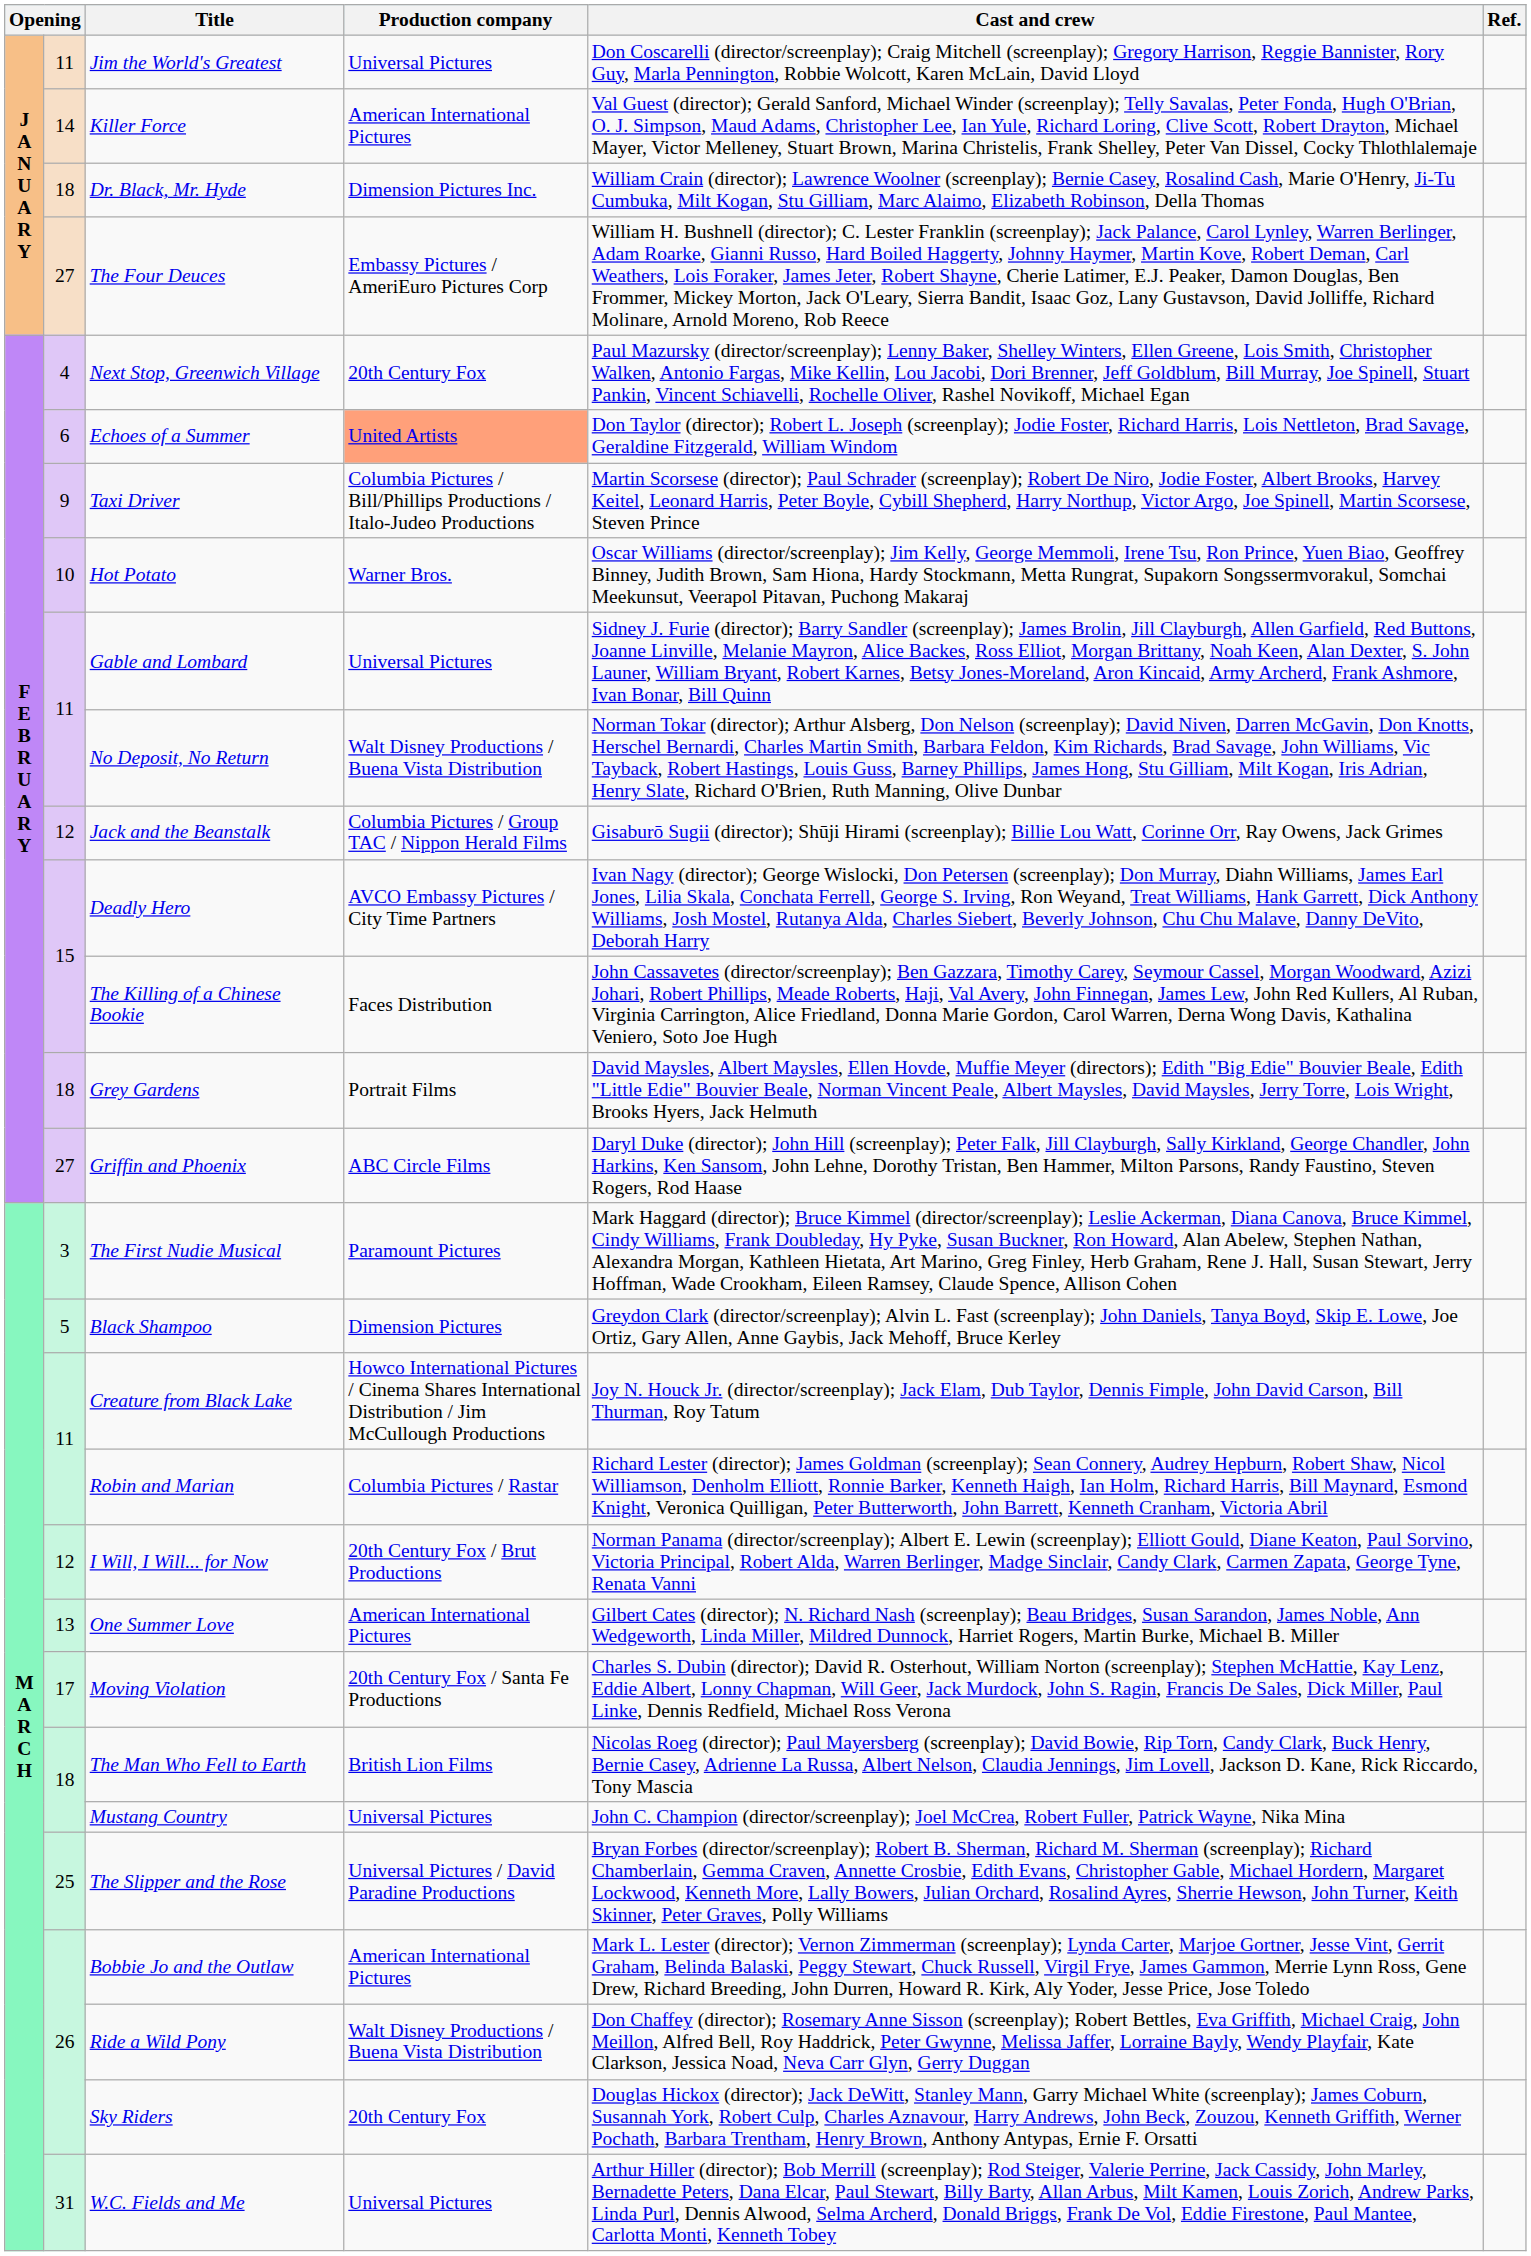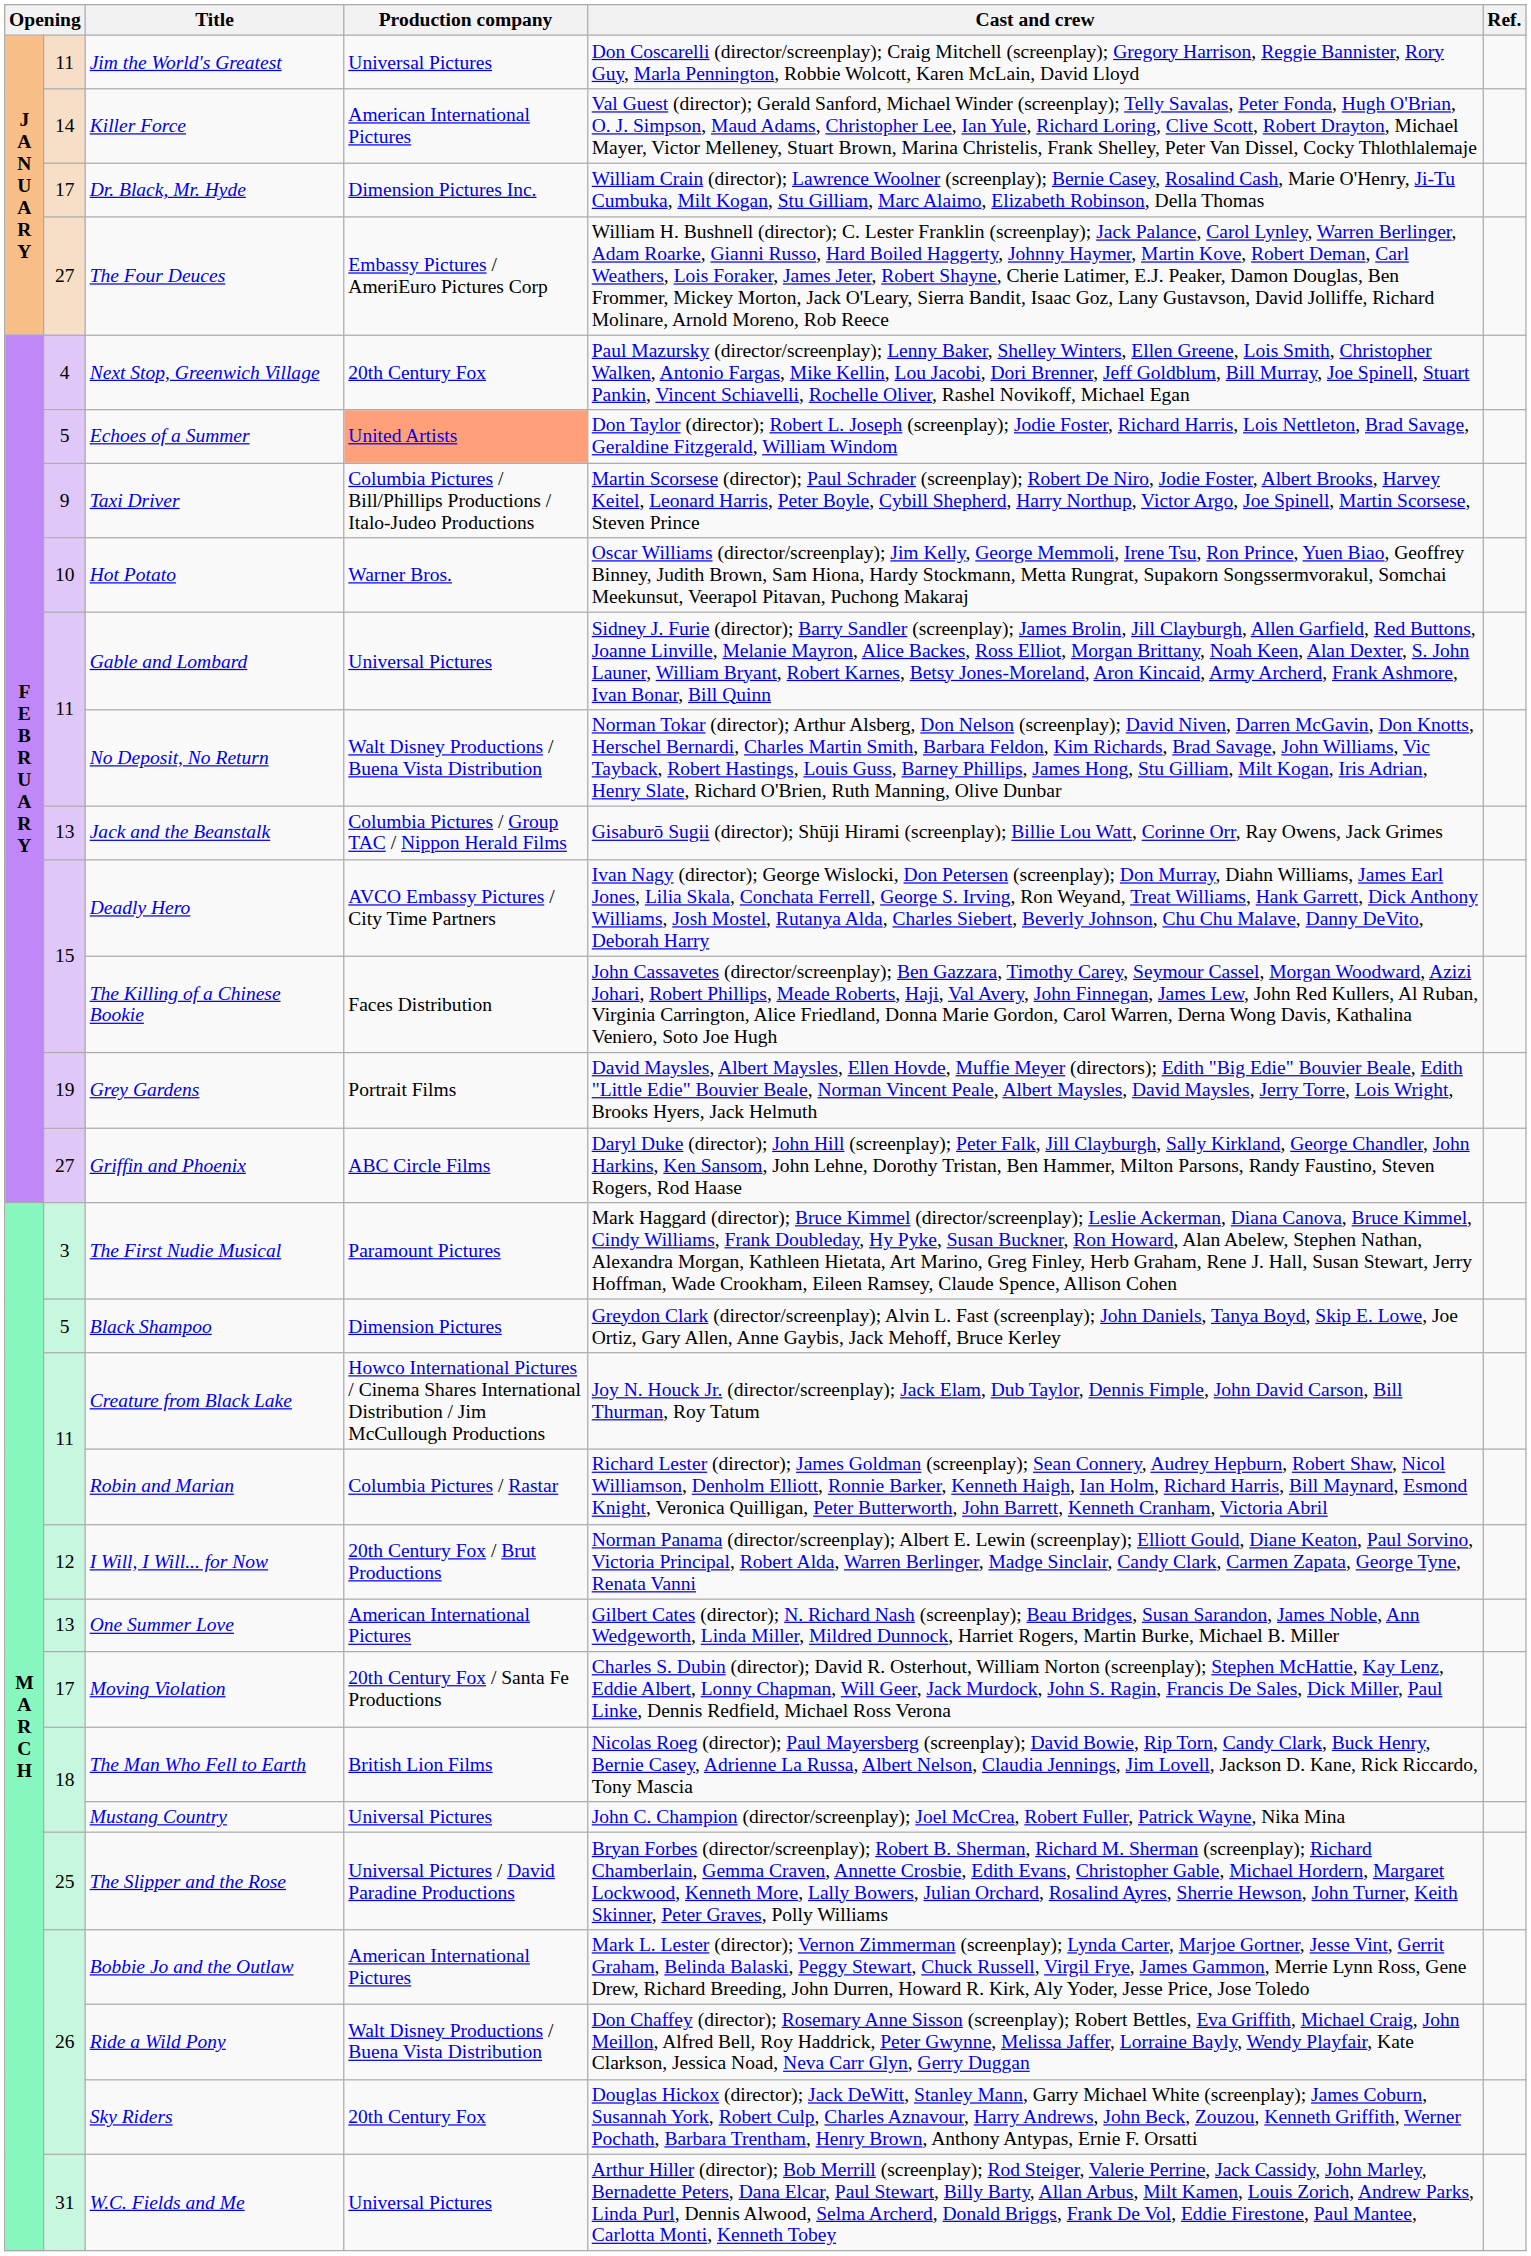(65, 189) 18 -> (65, 189) 17
(65, 436) 6 -> (65, 436) 5
(65, 832) 12 -> (65, 832) 13
(65, 1090) 18 -> (65, 1090) 19
